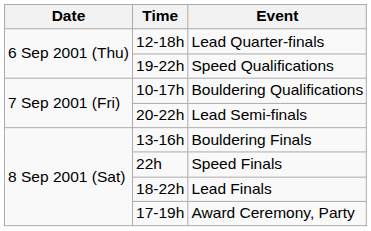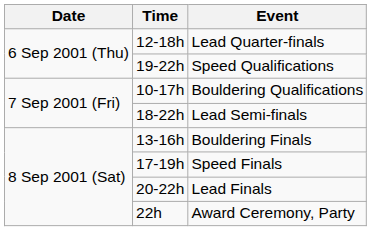(160, 115) 20-22h -> (160, 115) 18-22h
(149, 164) 22h -> (160, 164) 17-19h
(160, 189) 18-22h -> (160, 189) 20-22h
(160, 213) 17-19h -> (149, 213) 22h
